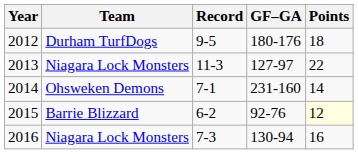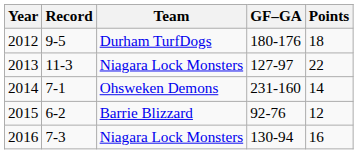columns swapped: (117, 16) <-> (220, 16)
(316, 112) lightyellow background -> (316, 112) no background
